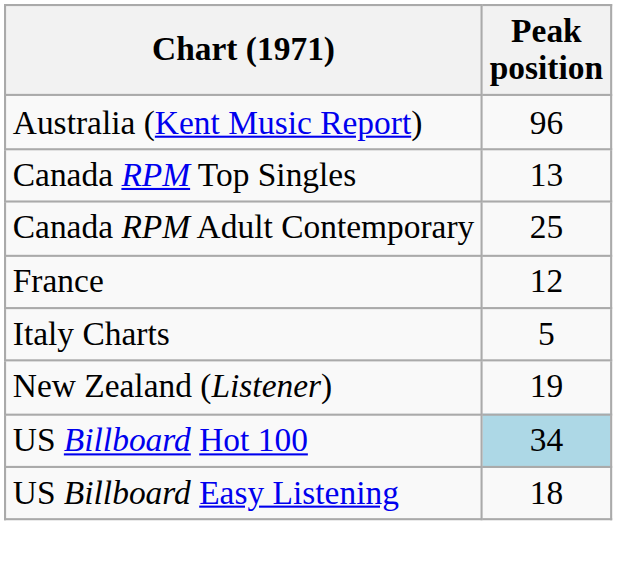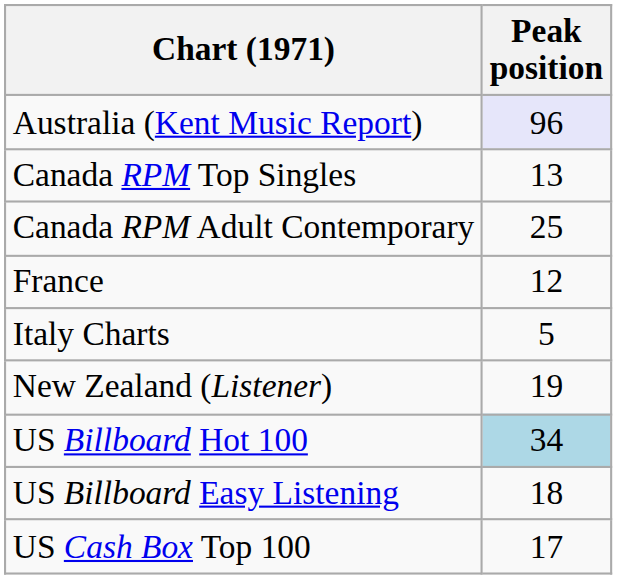(546, 121) no background -> (546, 121) lavender background
+ row: (162, 545)
